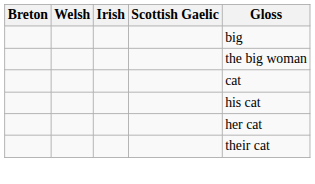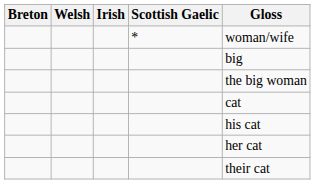+ row: (28, 37)
